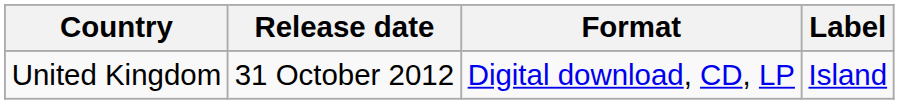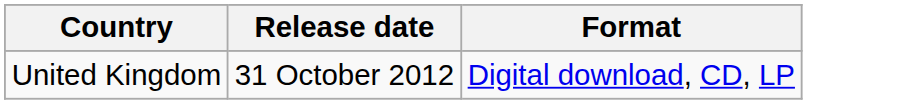- column: (848, 27)
